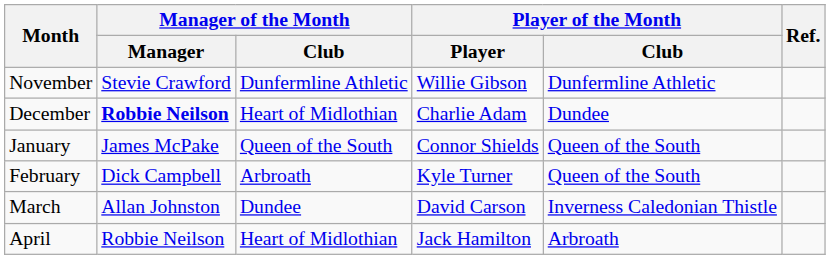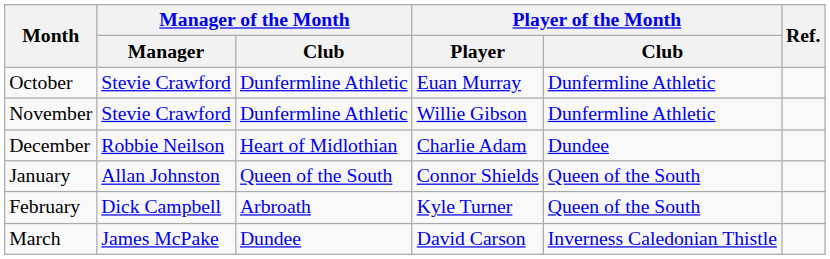+ row: (41, 82)
(165, 113) bold -> (163, 144) normal
(160, 144) James McPake -> (161, 176) Allan Johnston
(161, 207) Allan Johnston -> (160, 238) James McPake
- row: (30, 238)
